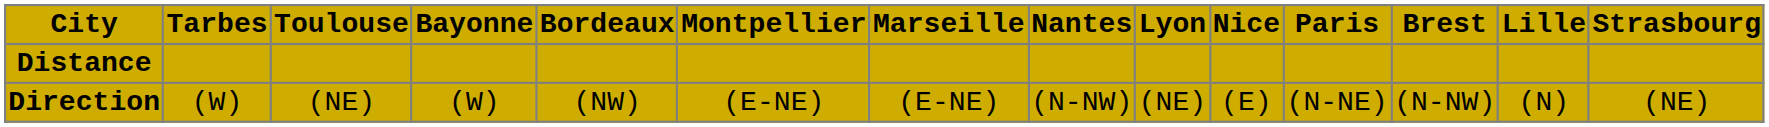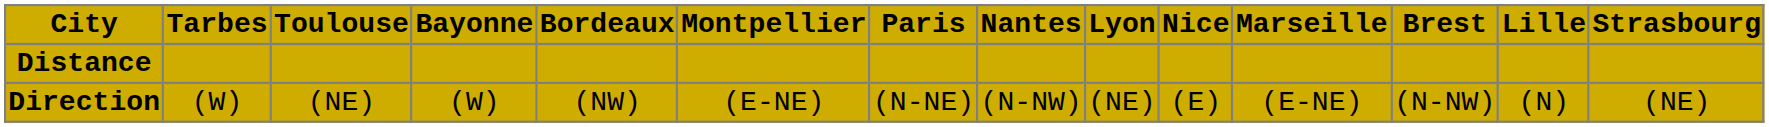columns swapped: (949, 25) <-> (1337, 25)
